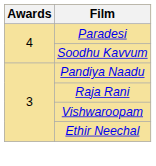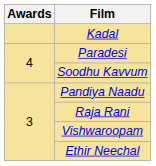+ row: (102, 33)
